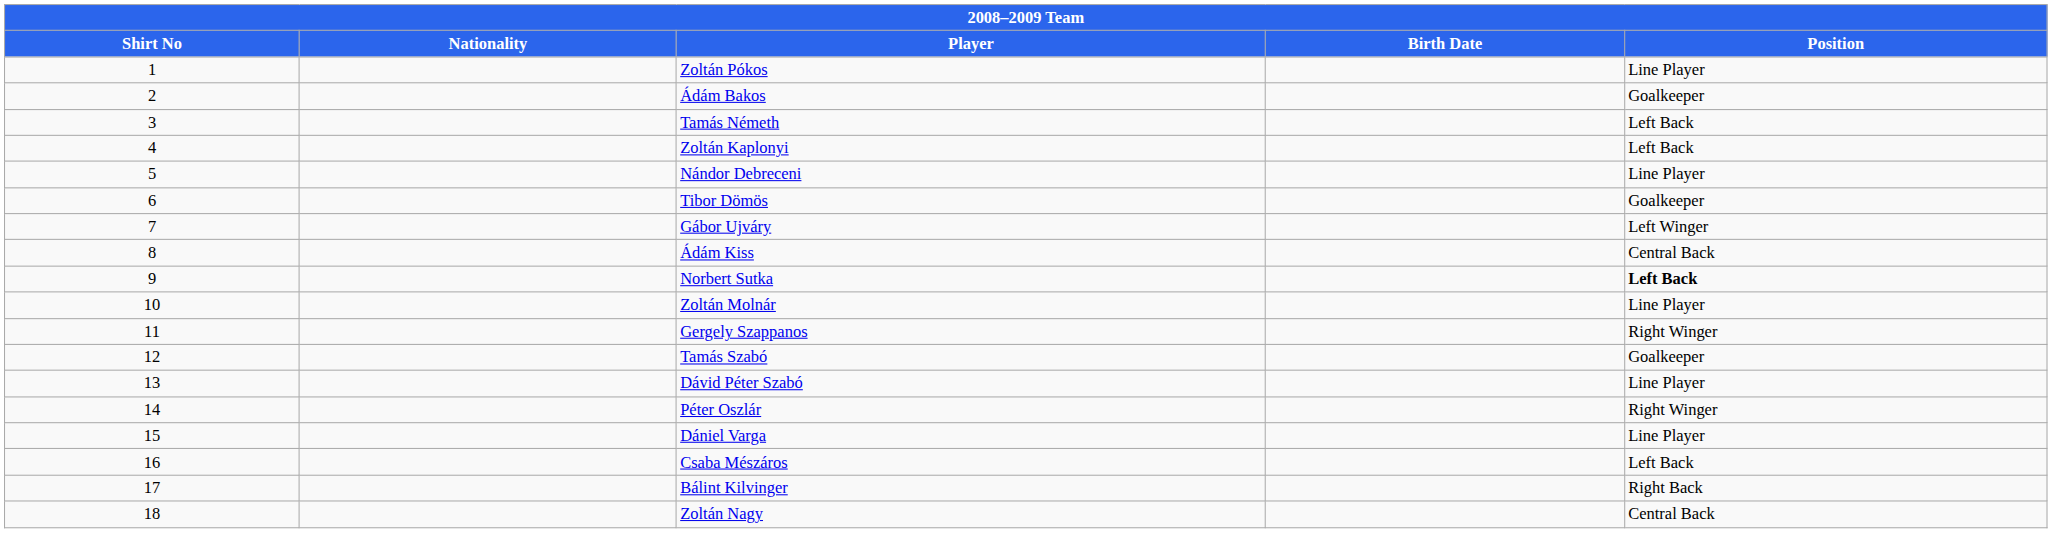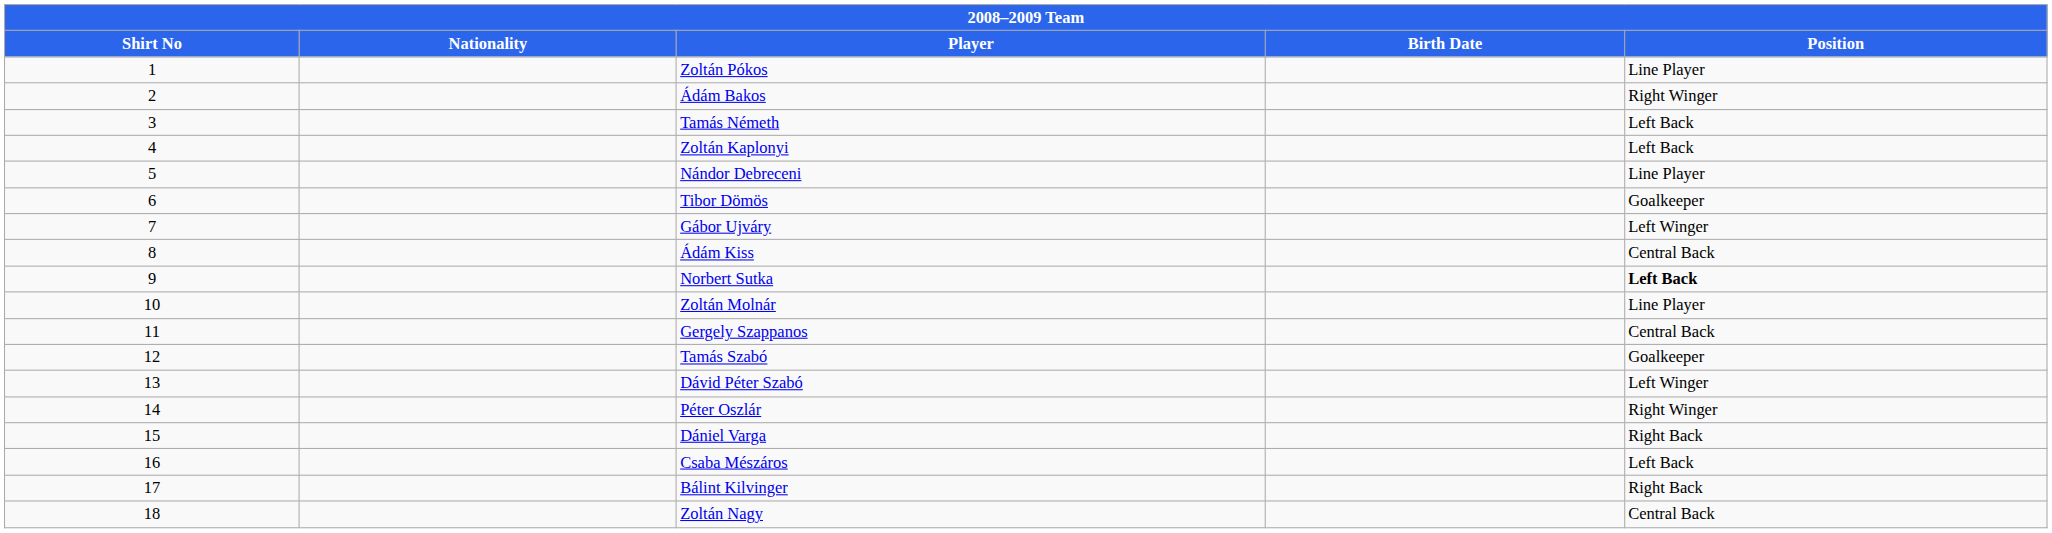(1666, 95) Goalkeeper -> (1673, 95) Right Winger
(1673, 331) Right Winger -> (1671, 331) Central Back
(1666, 383) Line Player -> (1668, 383) Left Winger
(1666, 435) Line Player -> (1666, 435) Right Back
